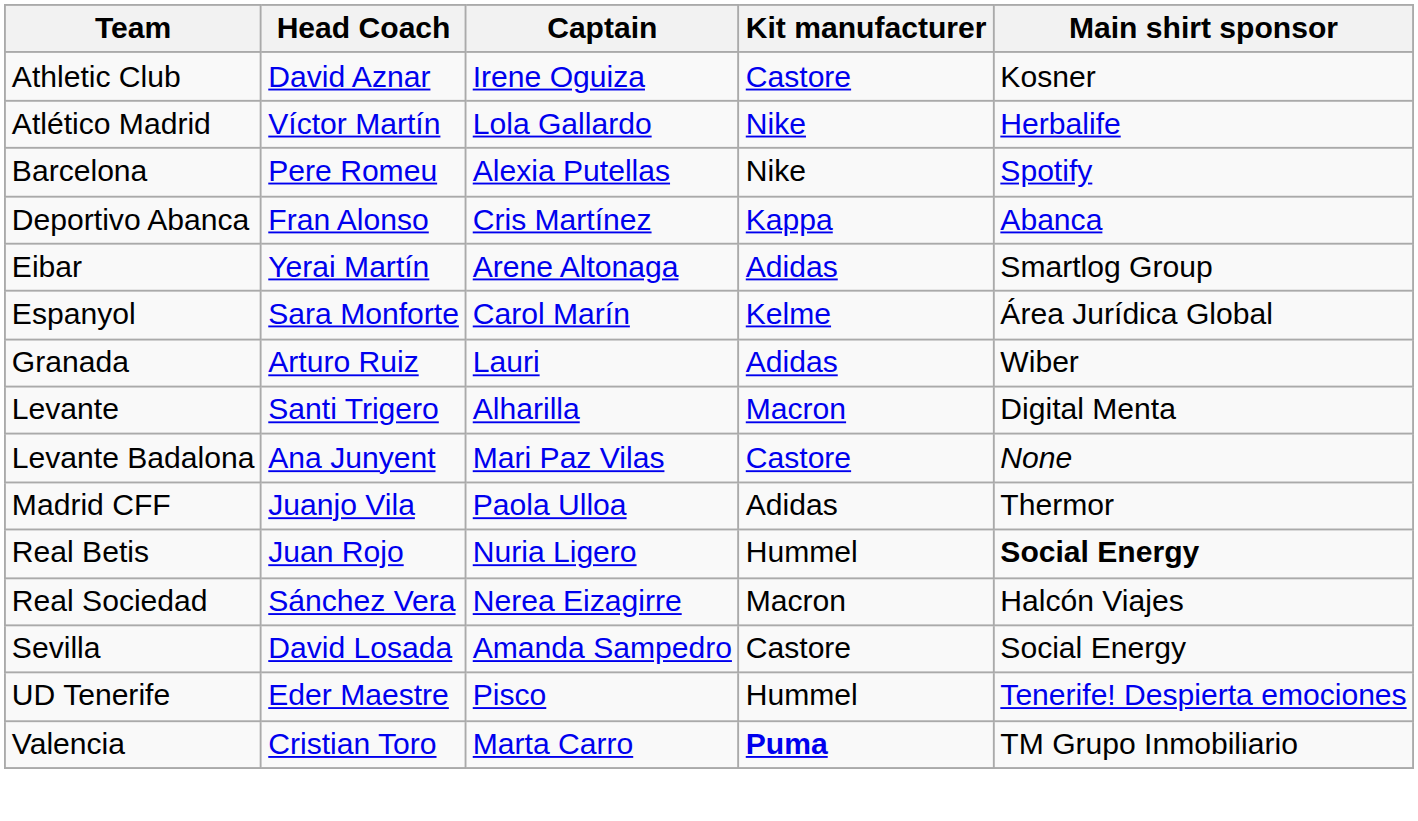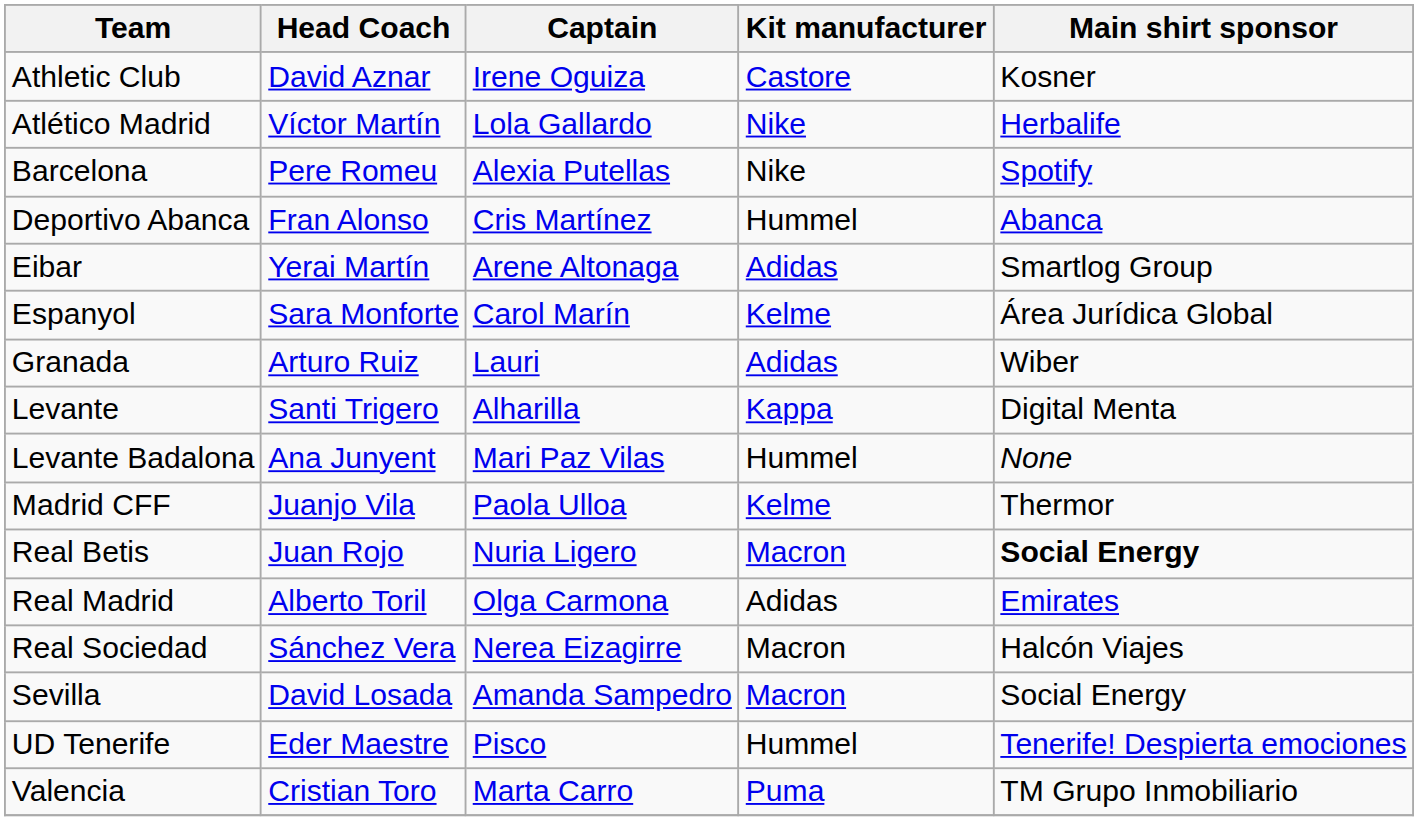(789, 219) Kappa -> (802, 219) Hummel
(796, 409) Macron -> (789, 409) Kappa
(798, 457) Castore -> (802, 457) Hummel
(792, 505) Adidas -> (788, 505) Kelme
(802, 553) Hummel -> (796, 553) Macron
+ row: (93, 600)
(798, 648) Castore -> (796, 696) Macron
(787, 743) bold -> (785, 791) normal
